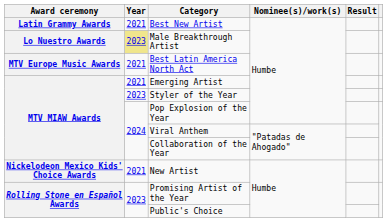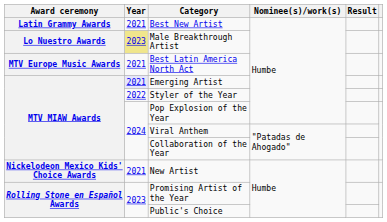(136, 82) no background -> (136, 82) lavender background
(136, 95) 2023 -> (136, 95) 2022
